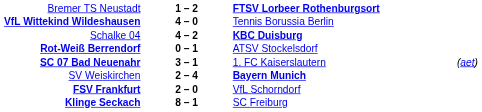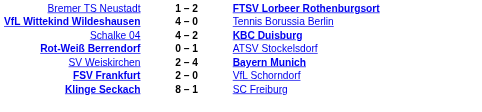- row: (90, 62)
